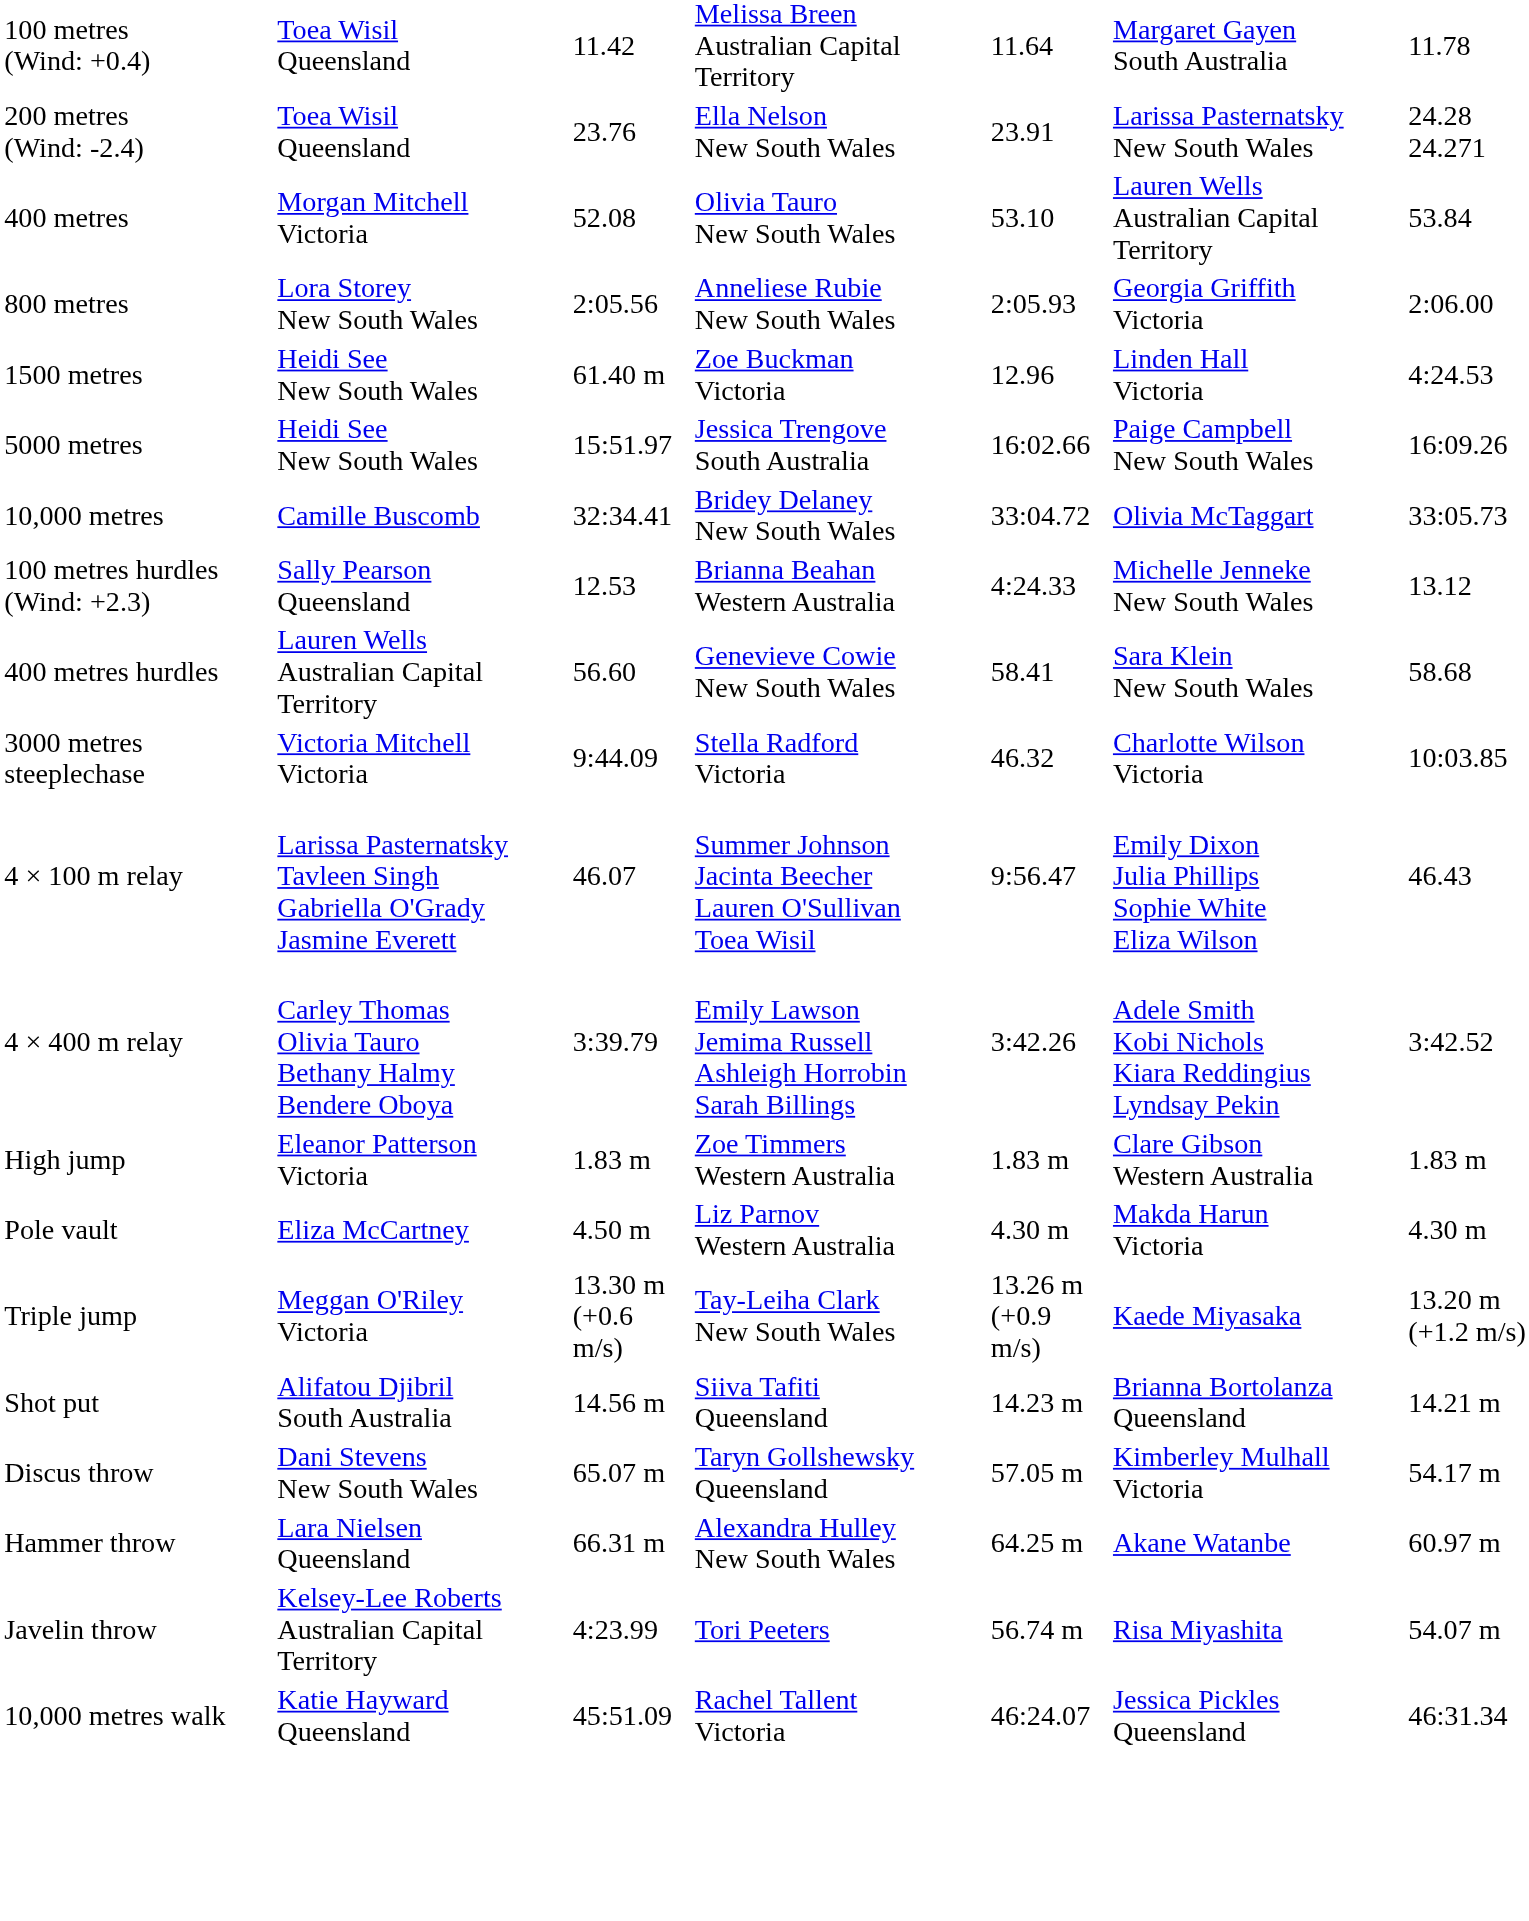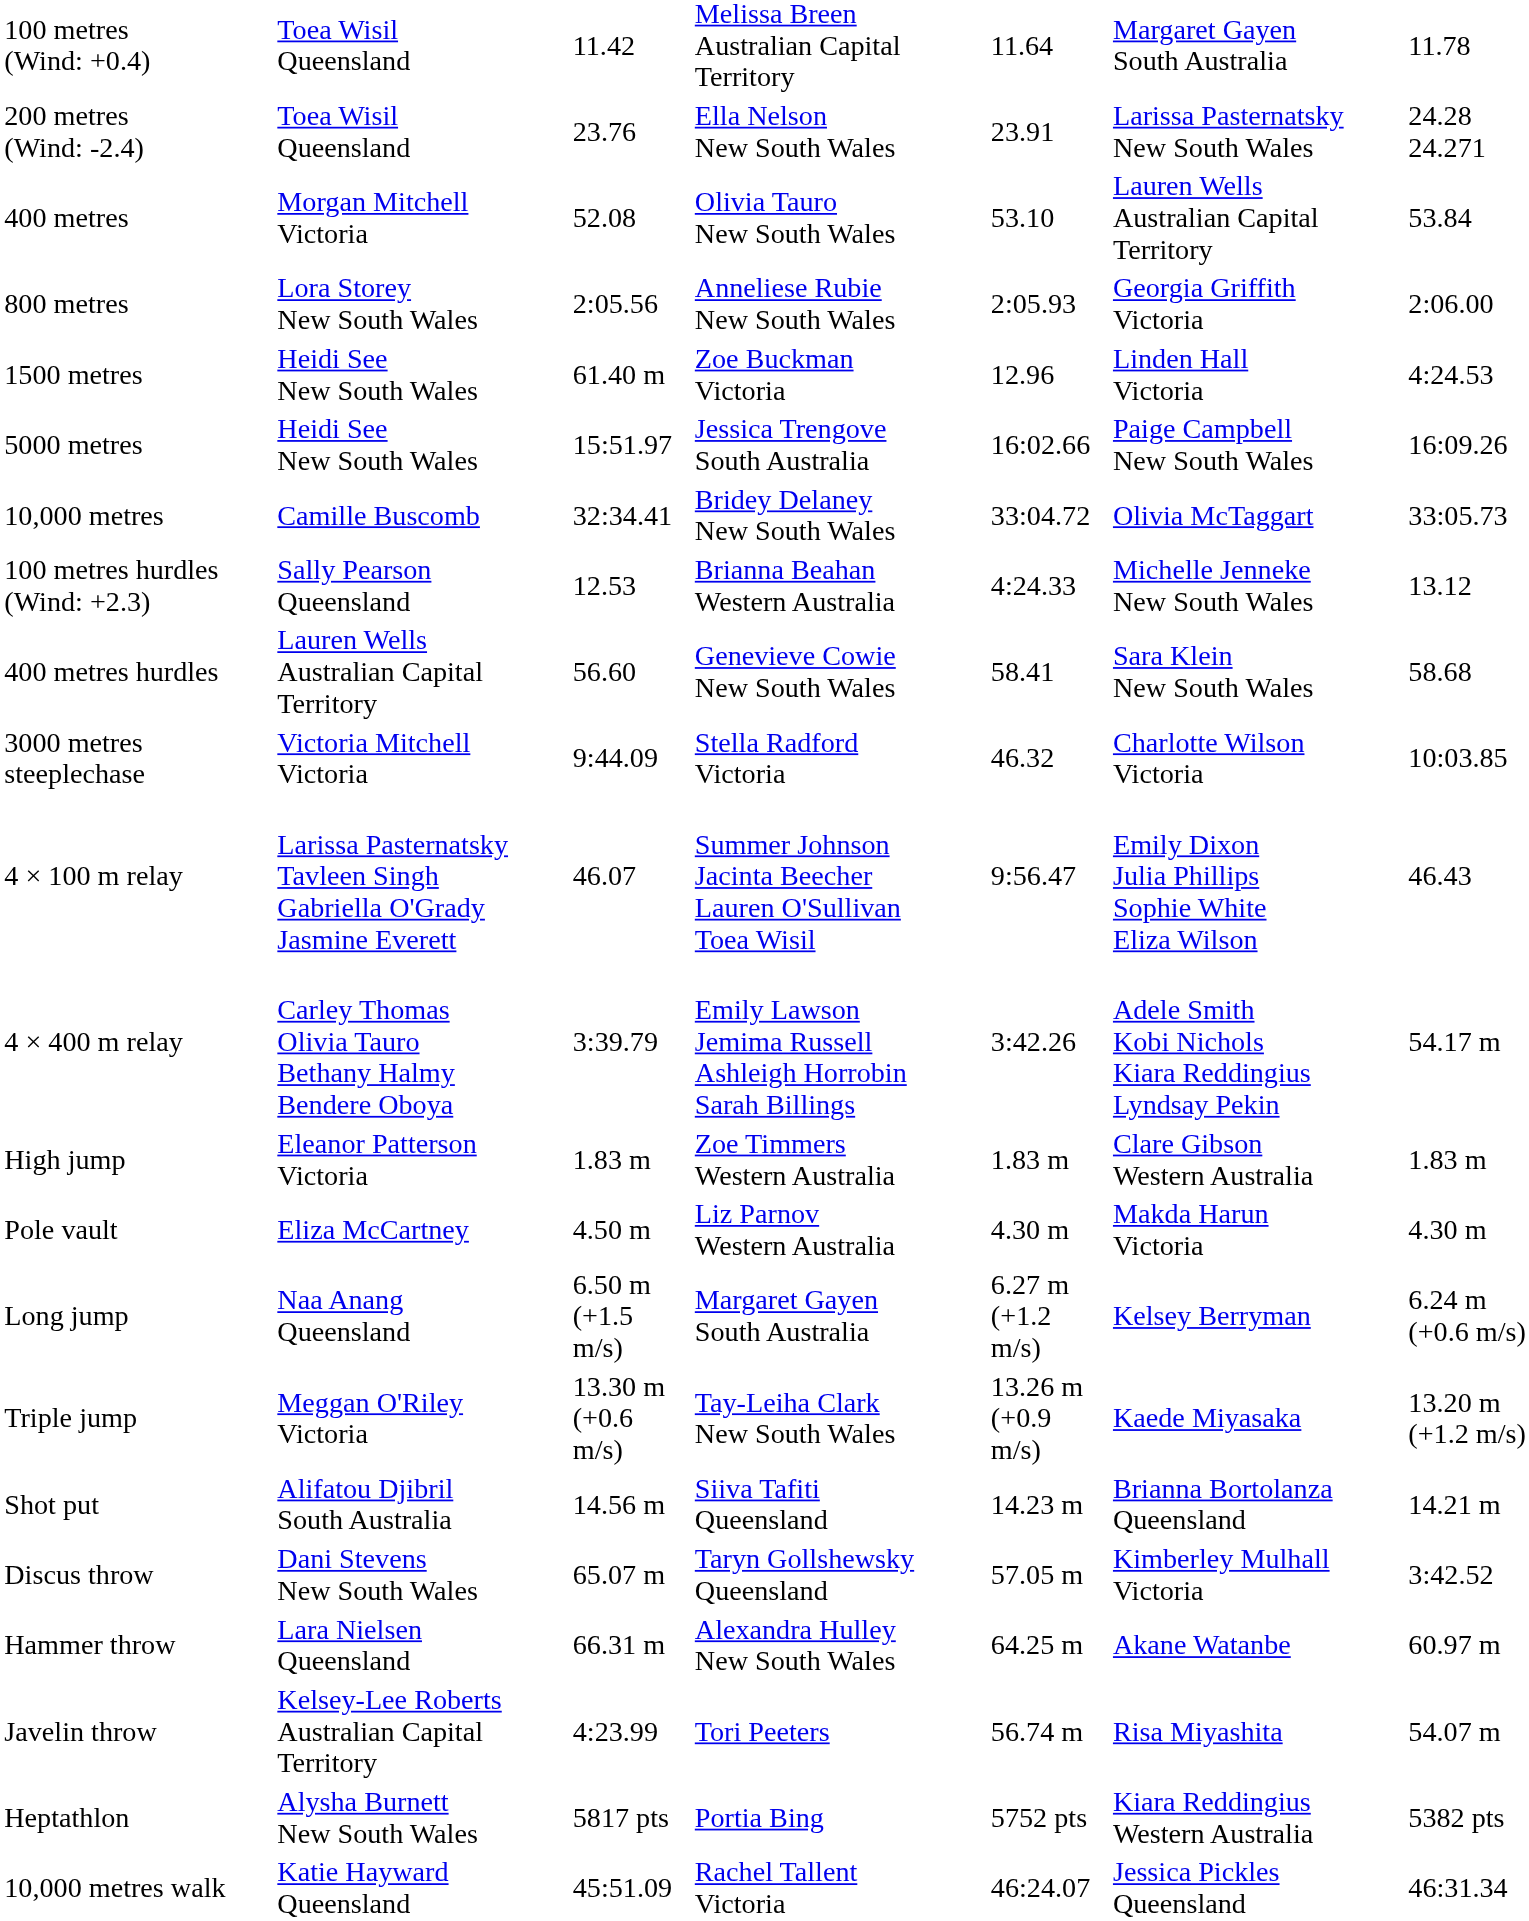(1451, 1041) 3:42.52 -> (1455, 1041) 54.17 m
+ row: (66, 1316)
(1455, 1472) 54.17 m -> (1451, 1574) 3:42.52
+ row: (67, 1817)
